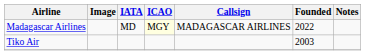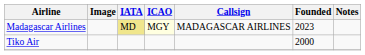(128, 27) no background -> (128, 27) khaki background
(305, 27) 2022 -> (305, 27) 2023
(305, 42) 2003 -> (305, 42) 2000
